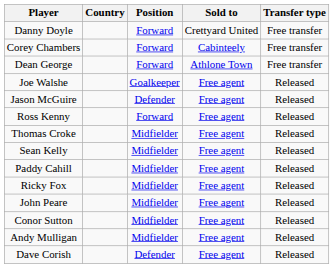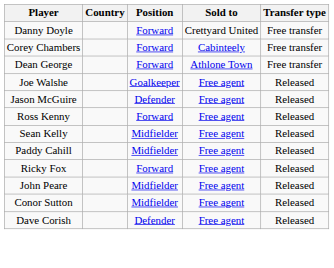- row: (44, 133)
(155, 185) Midfielder -> (155, 168) Forward
- row: (44, 237)
